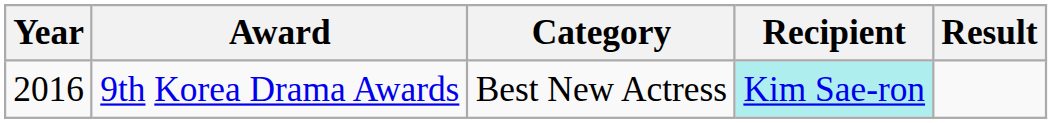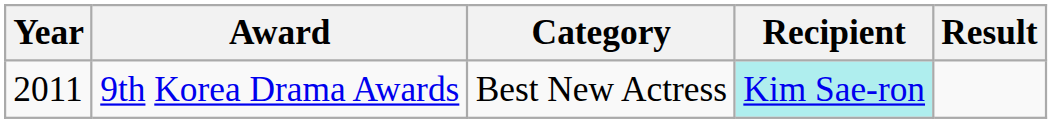(49, 88) 2016 -> (48, 88) 2011
